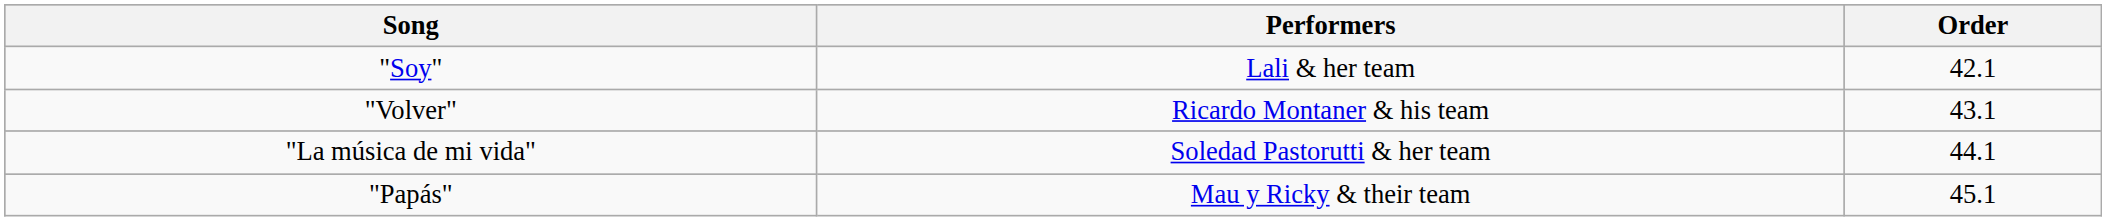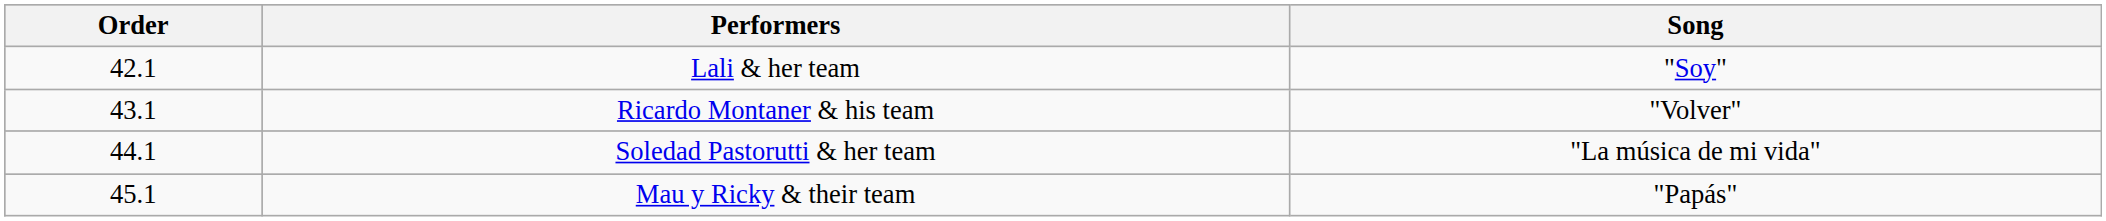columns swapped: (1973, 25) <-> (411, 25)
